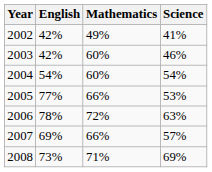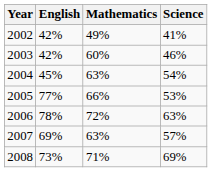(51, 75) 54% -> (51, 75) 45%
(98, 75) 60% -> (98, 75) 63%
(98, 136) 66% -> (98, 136) 63%
